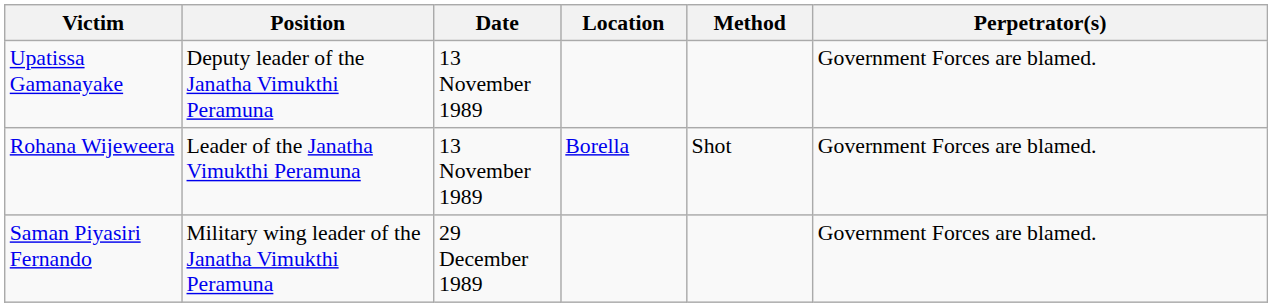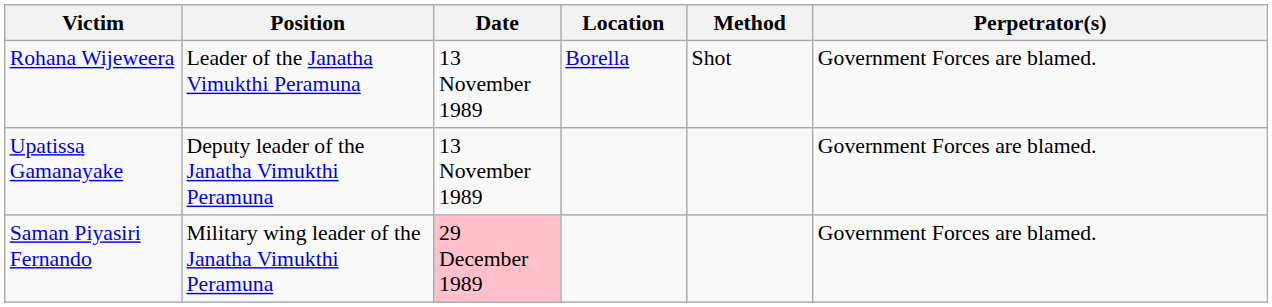rows swapped: (92, 145) <-> (66, 71)
(484, 258) no background -> (484, 258) pink background
